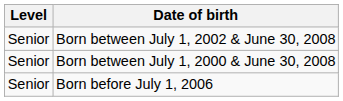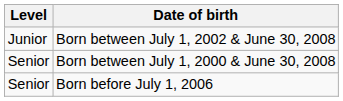(29, 38) Senior -> (27, 38) Junior
